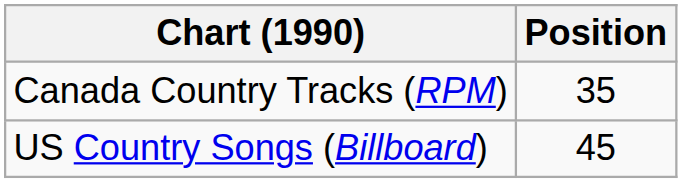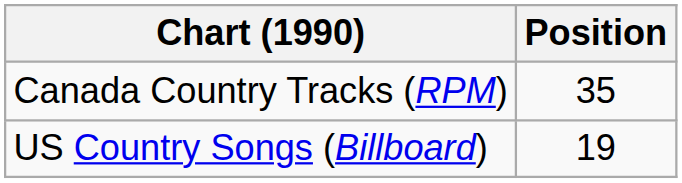(596, 147) 45 -> (596, 147) 19
